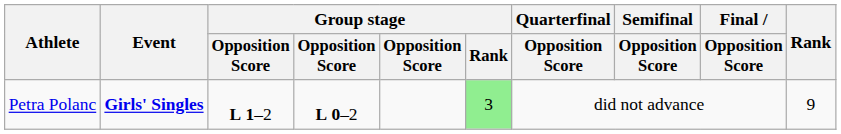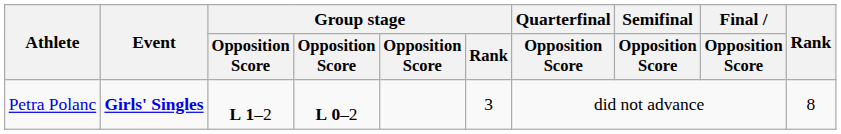(489, 104) lightgreen background -> (489, 104) no background
(811, 104) 9 -> (811, 104) 8
